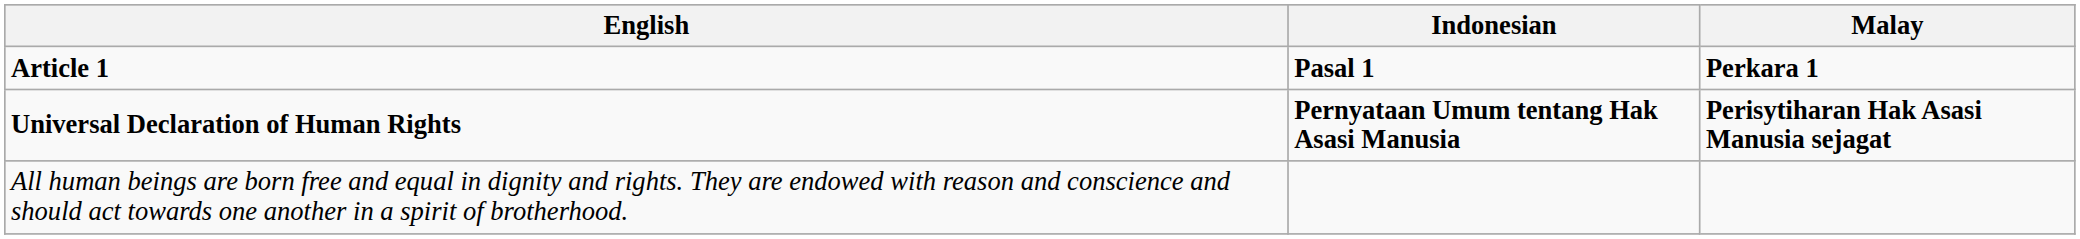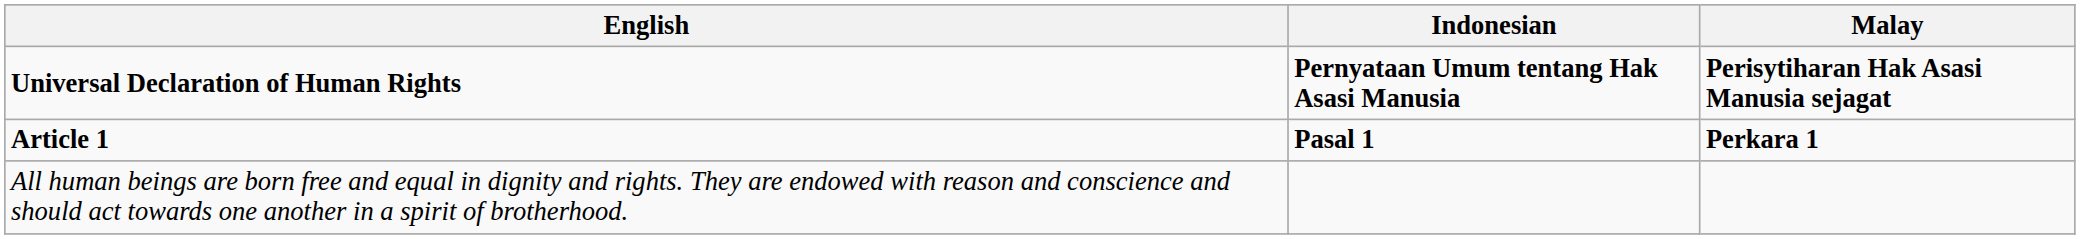rows swapped: (236, 124) <-> (60, 67)
